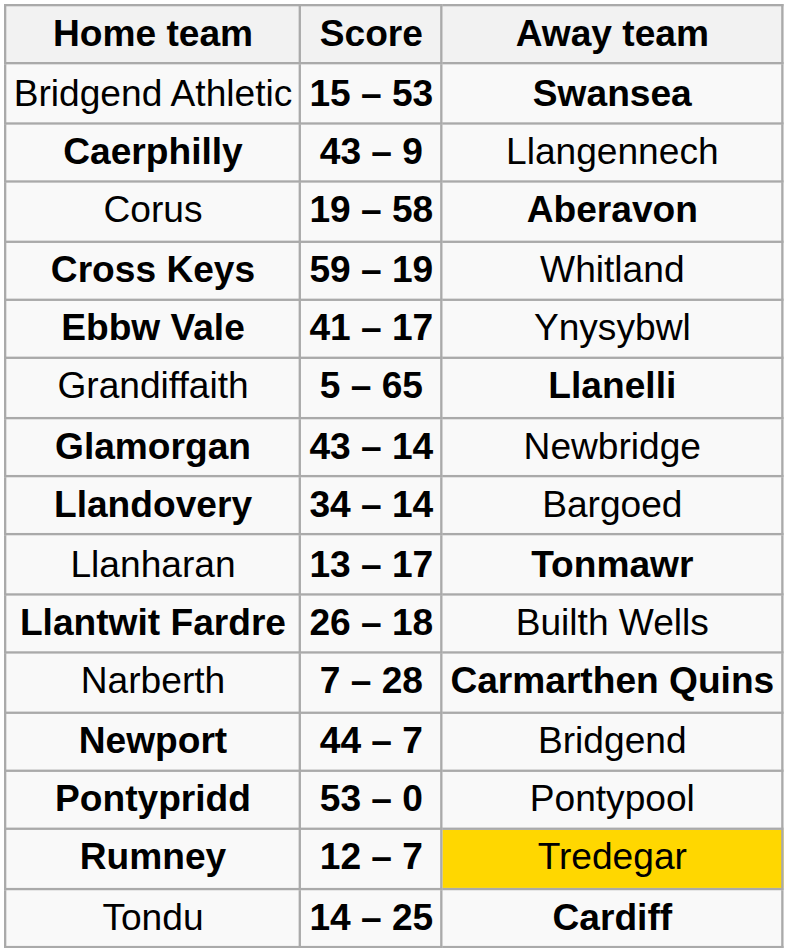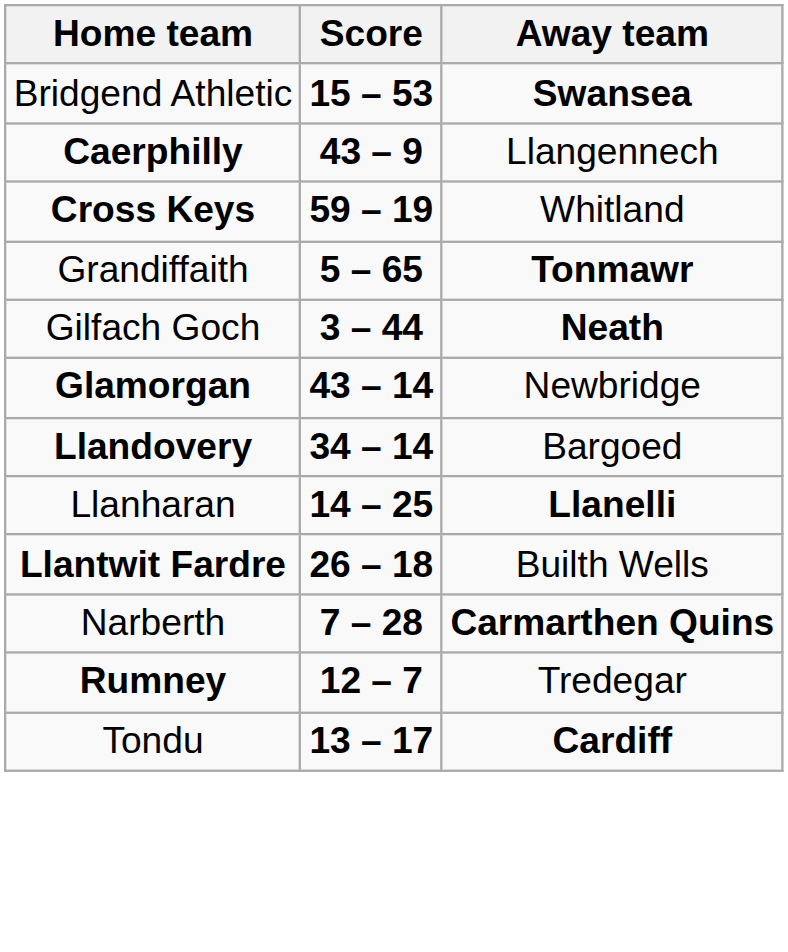- row: (153, 210)
- row: (153, 328)
(612, 387) Llanelli -> (612, 269) Tonmawr
+ row: (153, 328)
(371, 563) 13 – 17 -> (371, 504) 14 – 25
(612, 563) Tonmawr -> (612, 504) Llanelli
- row: (153, 740)
- row: (153, 799)
(612, 858) gold background -> (612, 681) no background
(371, 916) 14 – 25 -> (371, 740) 13 – 17
